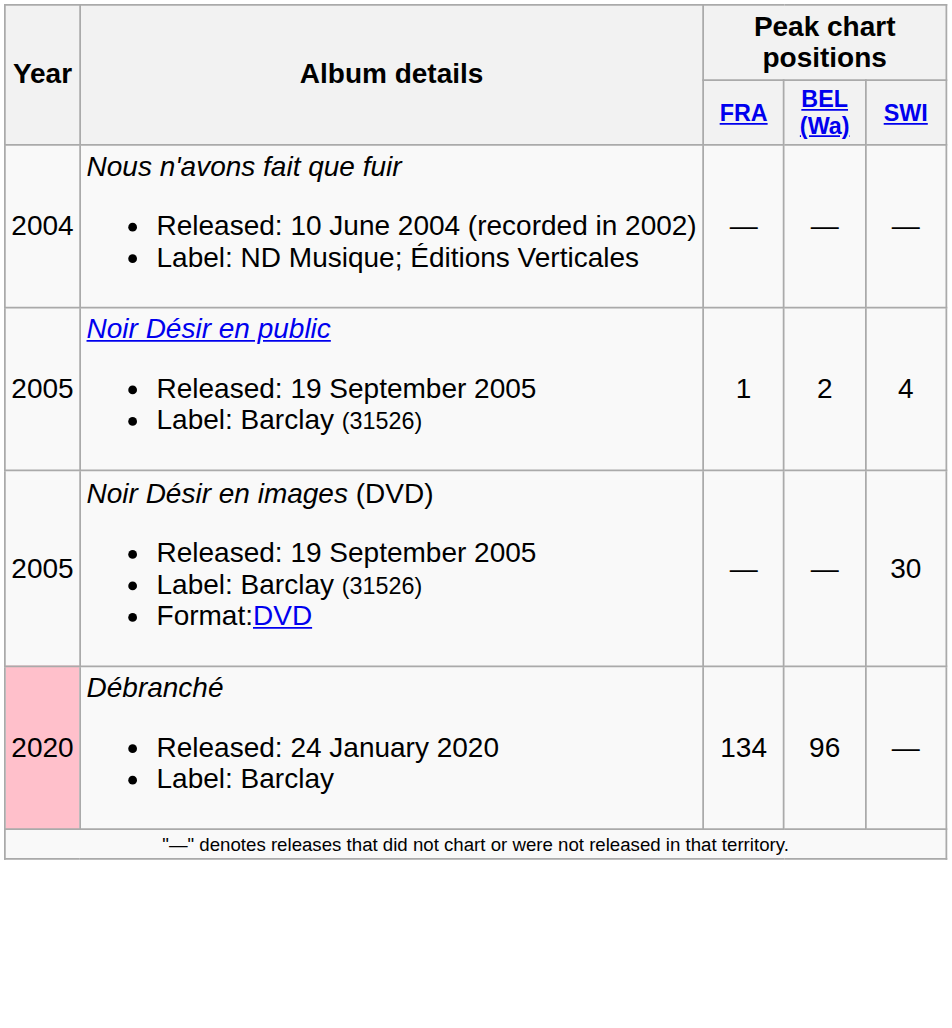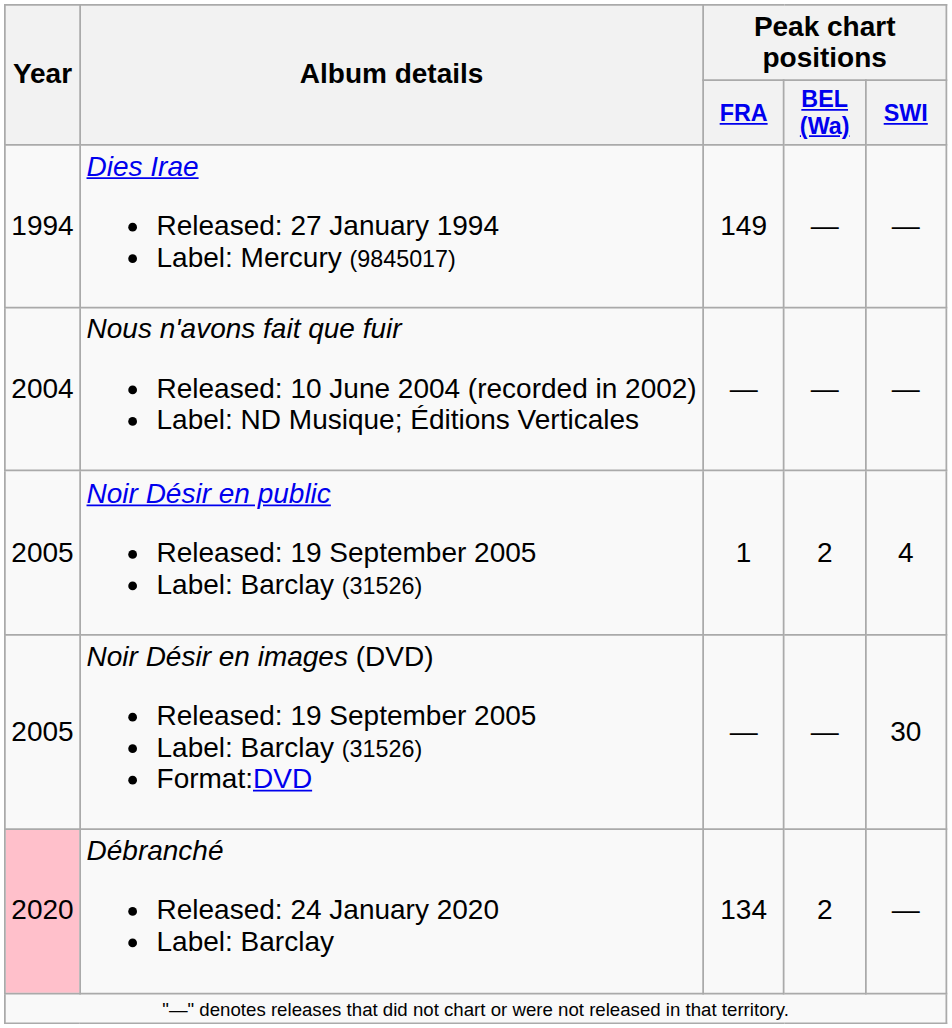+ row: (392, 212)
(825, 747) 96 -> (825, 910) 2
